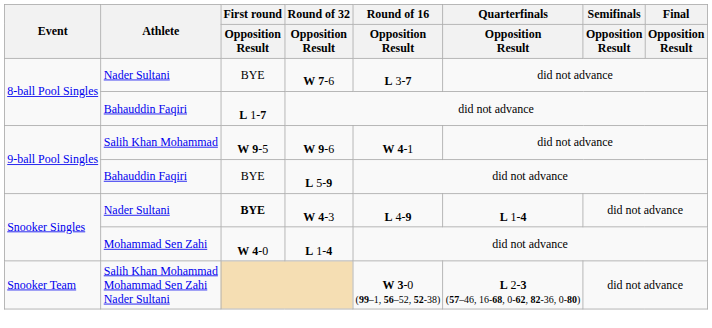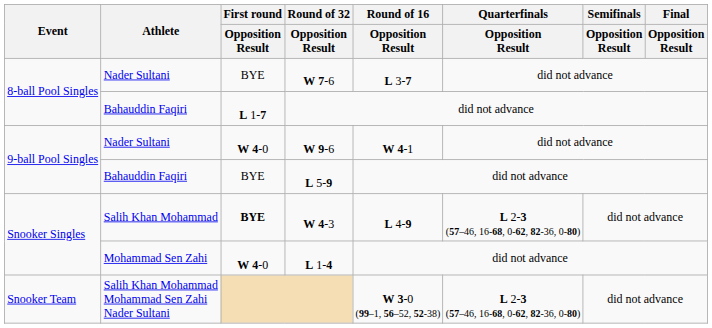(161, 142) Salih Khan Mohammad -> (137, 142) Nader Sultani
(253, 150) W 9-5 -> (253, 150) W 4-0
(137, 210) Nader Sultani -> (161, 217) Salih Khan Mohammad
(513, 217) L 1-4 -> (513, 224) L 2-3 (57–46, 16-68, 0-62, 82-36, 0-80)
